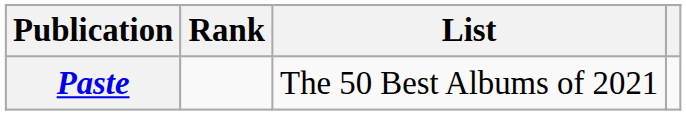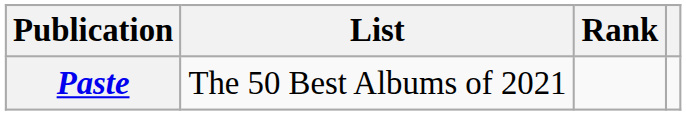columns swapped: (469, 30) <-> (227, 30)
